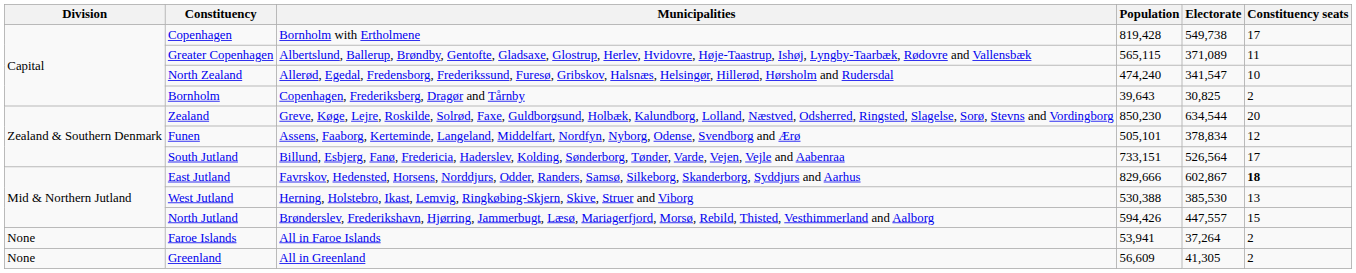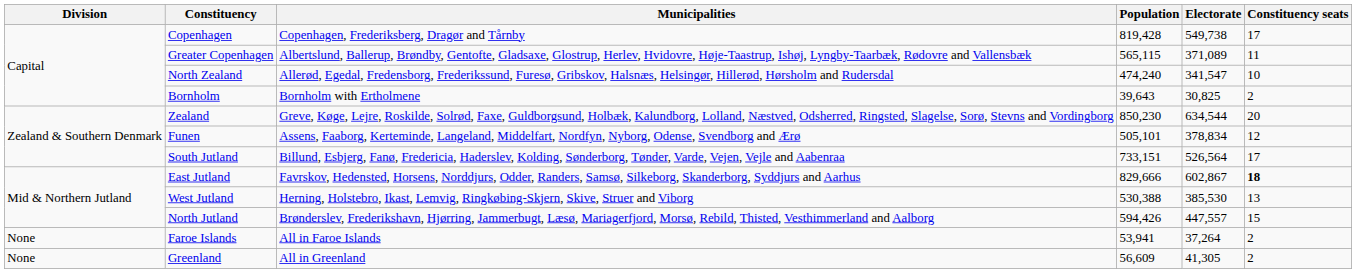(350, 34) Bornholm with Ertholmene -> (402, 34) Copenhagen, Frederiksberg, Dragør and Tårnby
(402, 95) Copenhagen, Frederiksberg, Dragør and Tårnby -> (350, 95) Bornholm with Ertholmene
